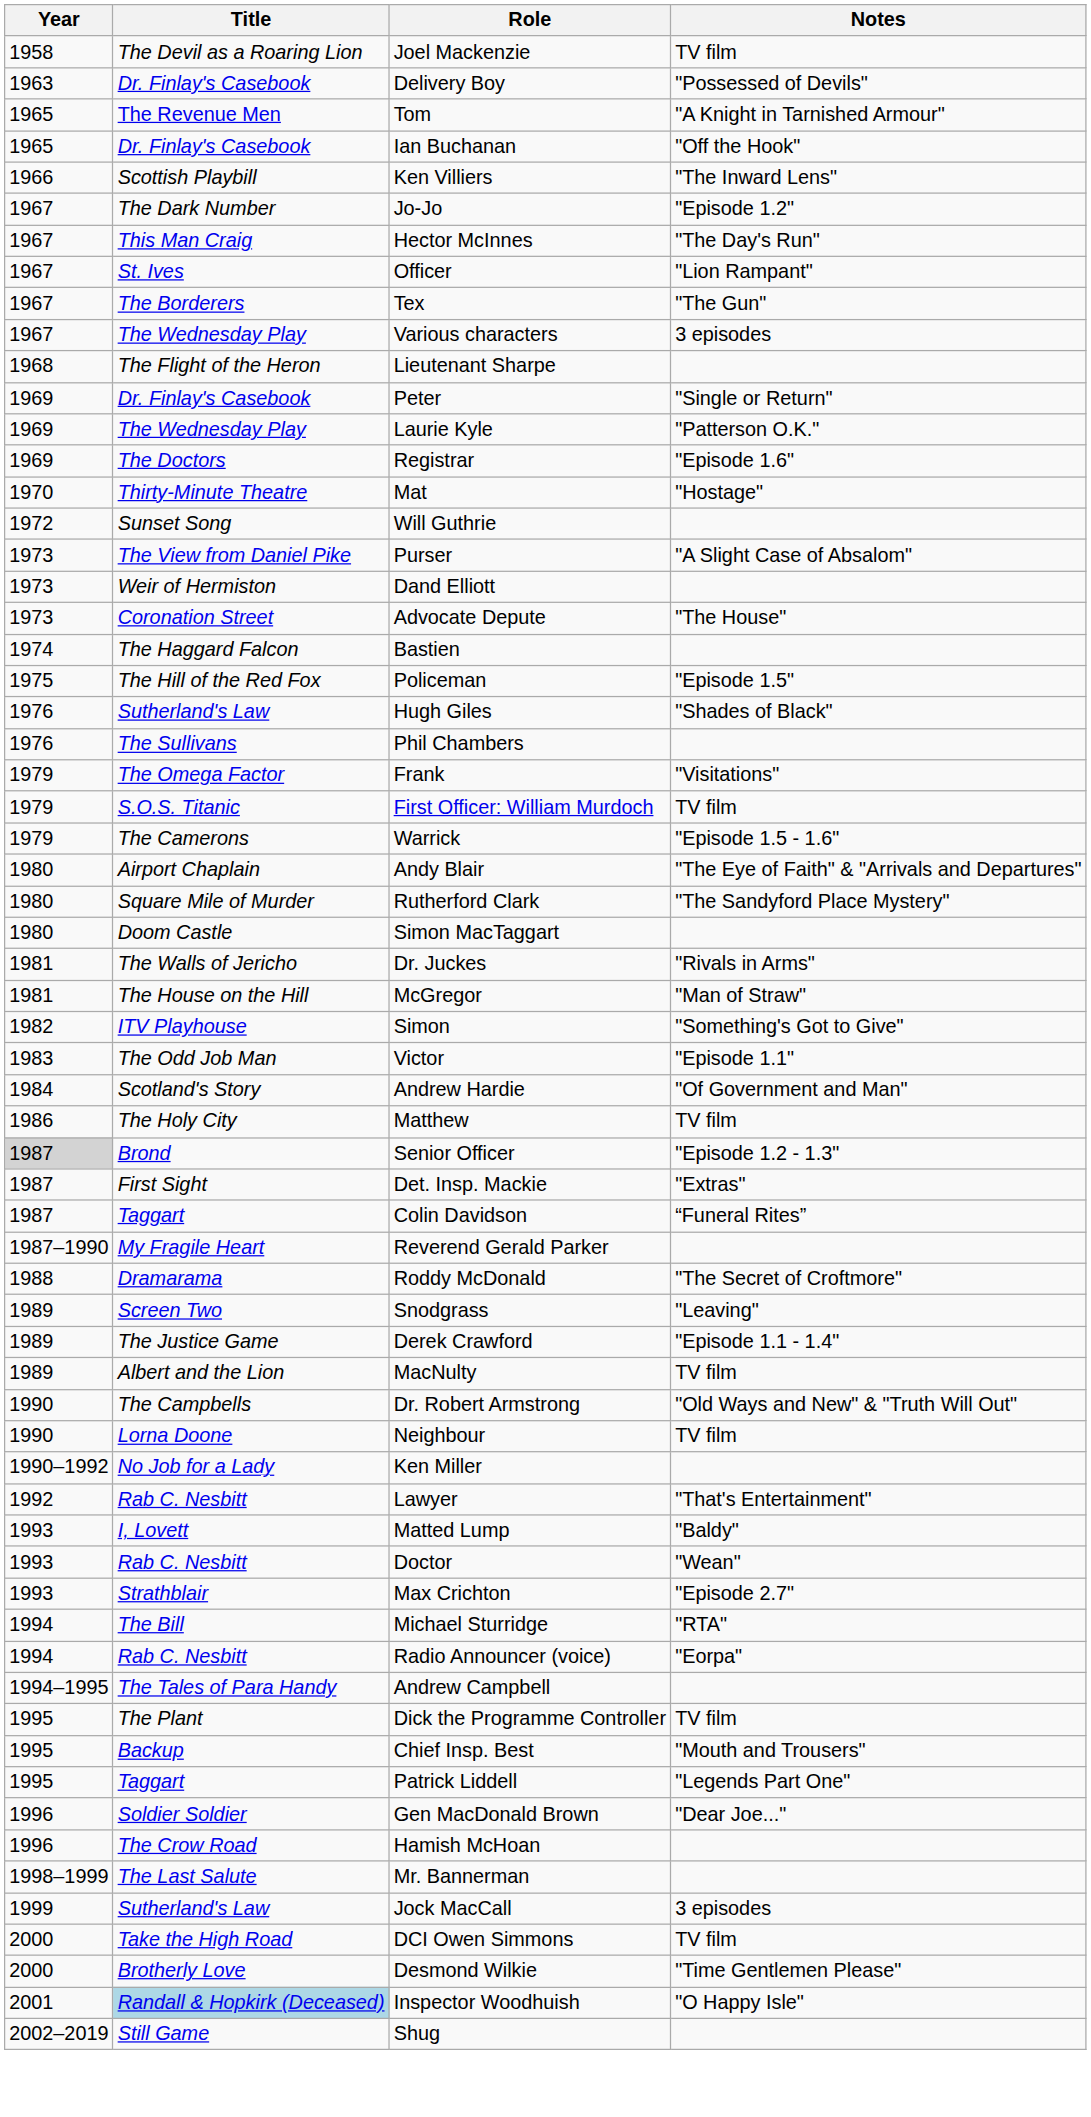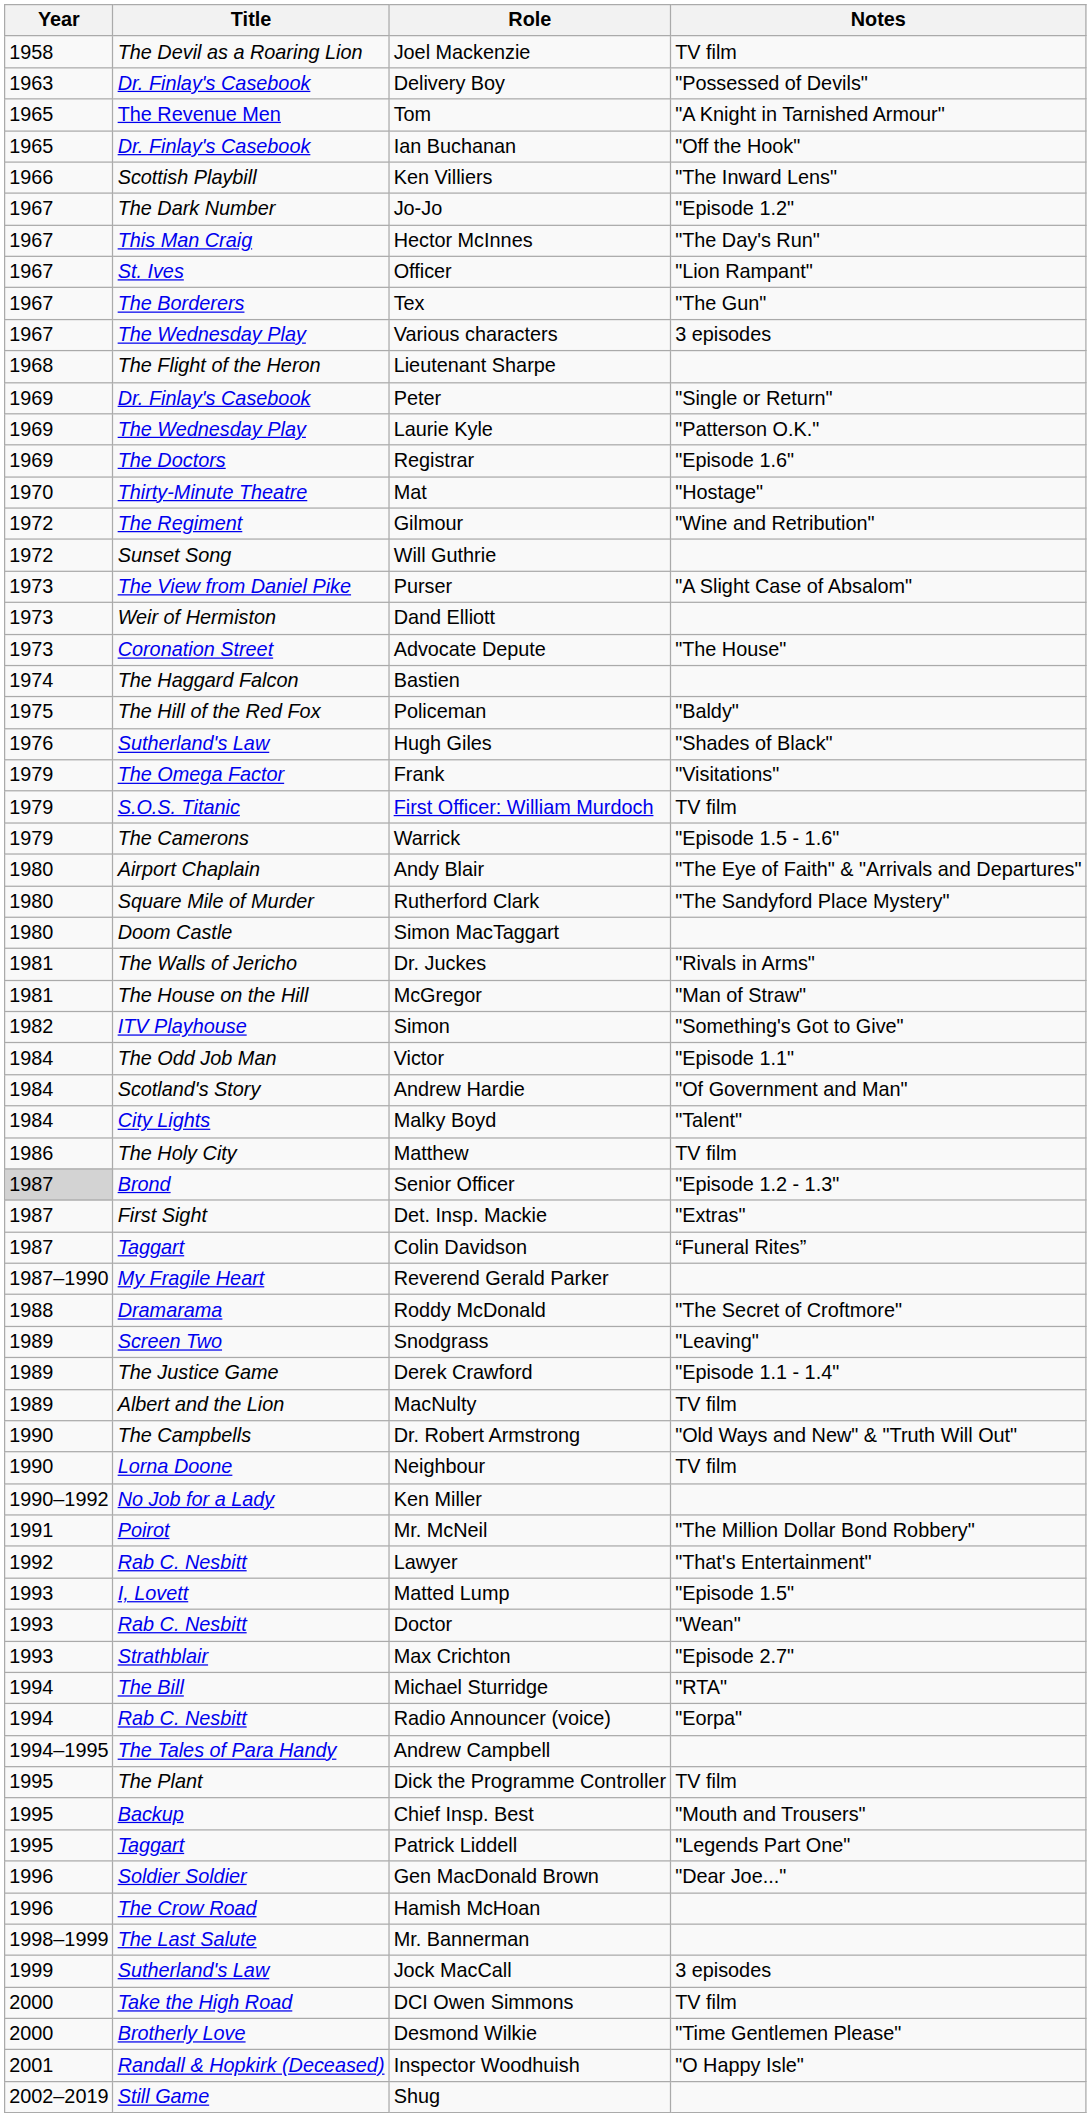+ row: (428, 523)
(735, 680) "Episode 1.5" -> (707, 712) "Baldy"
- row: (459, 743)
(31, 1058) 1983 -> (31, 1058) 1984
+ row: (445, 1121)
+ row: (440, 1530)
(707, 1530) "Baldy" -> (735, 1593) "Episode 1.5"
(251, 2002) lightblue background -> (251, 2065) no background
